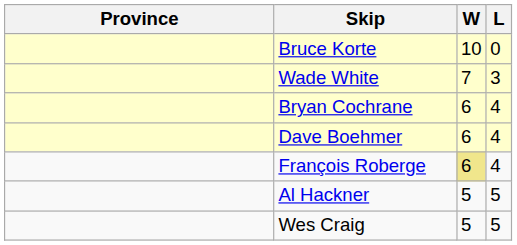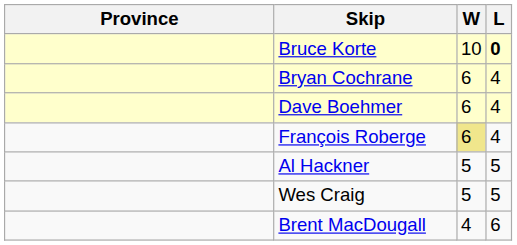(495, 48) normal -> (495, 48) bold
- row: (329, 78)
+ row: (352, 225)
